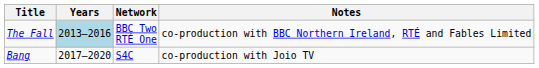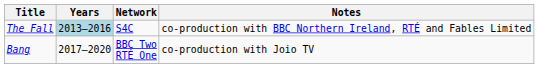(136, 34) BBC Two RTÉ One -> (125, 28) S4C
(125, 55) S4C -> (136, 50) BBC Two RTÉ One
